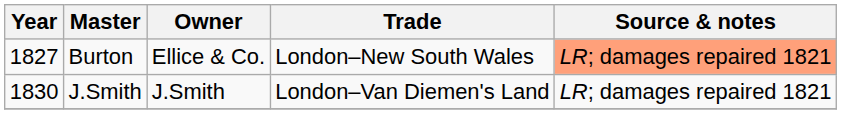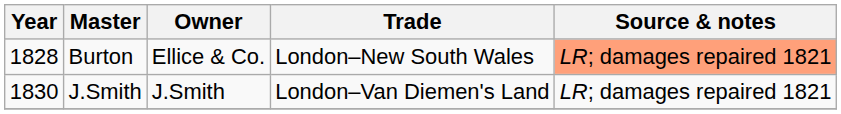(34, 56) 1827 -> (34, 56) 1828
